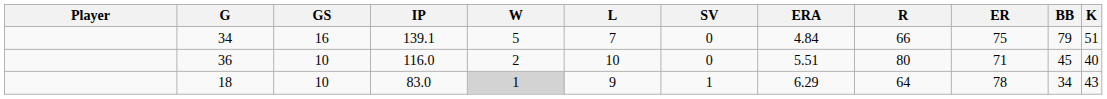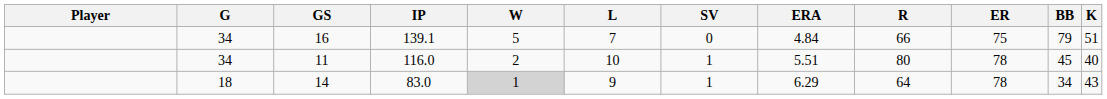(225, 60) 36 -> (225, 60) 34
(322, 60) 10 -> (322, 60) 11
(709, 60) 0 -> (709, 60) 1
(1000, 60) 71 -> (1000, 60) 78
(322, 82) 10 -> (322, 82) 14
